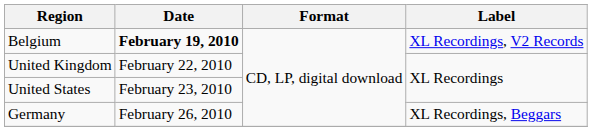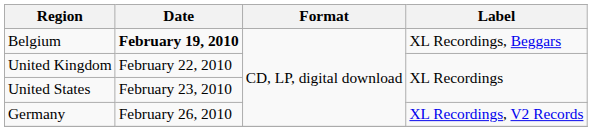(496, 41) XL Recordings, V2 Records -> (485, 41) XL Recordings, Beggars
(485, 114) XL Recordings, Beggars -> (496, 114) XL Recordings, V2 Records
